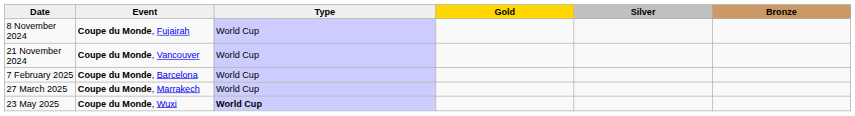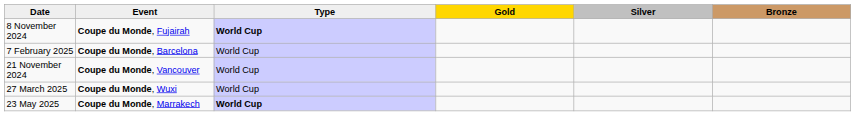(238, 30) normal -> (239, 30) bold
rows swapped: (34, 55) <-> (40, 74)
(139, 89) Coupe du Monde, Marrakech -> (127, 89) Coupe du Monde, Wuxi
(127, 103) Coupe du Monde, Wuxi -> (139, 103) Coupe du Monde, Marrakech
